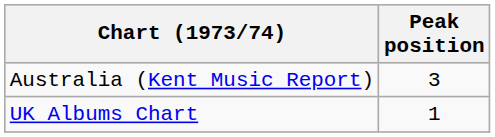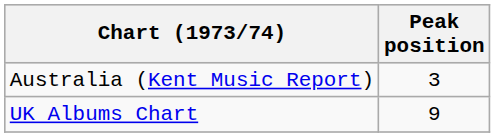(434, 114) 1 -> (434, 114) 9
